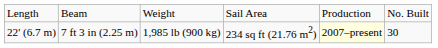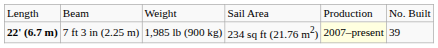(31, 32) normal -> (32, 32) bold
(393, 32) 30 -> (395, 32) 39
